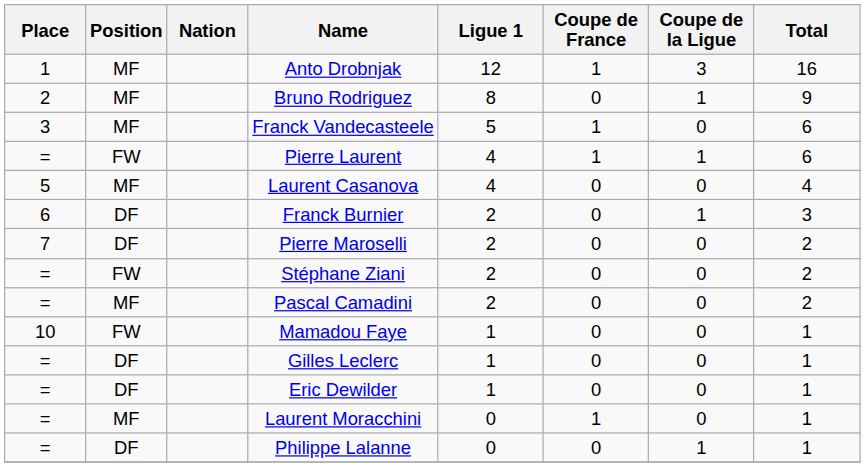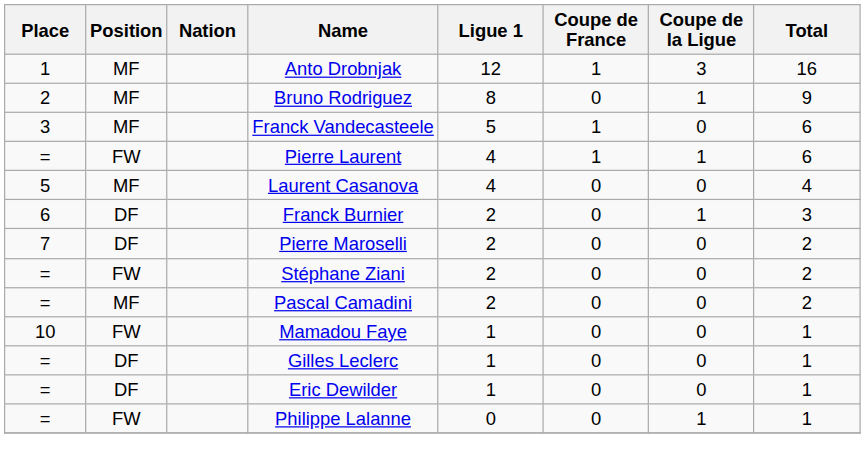- row: (343, 418)
(126, 448) DF -> (126, 418) FW
